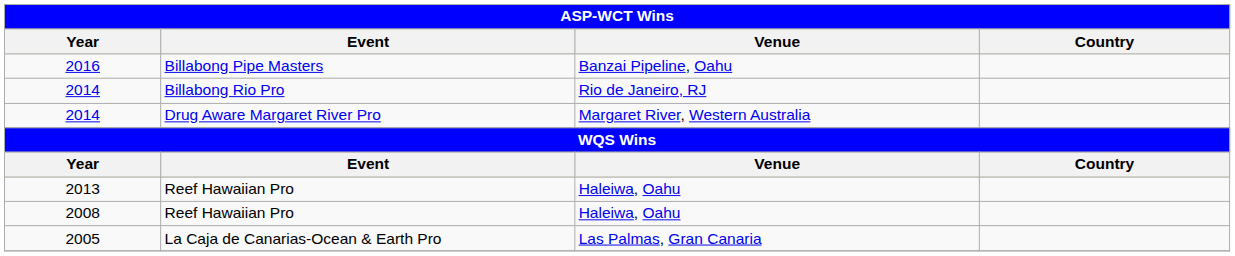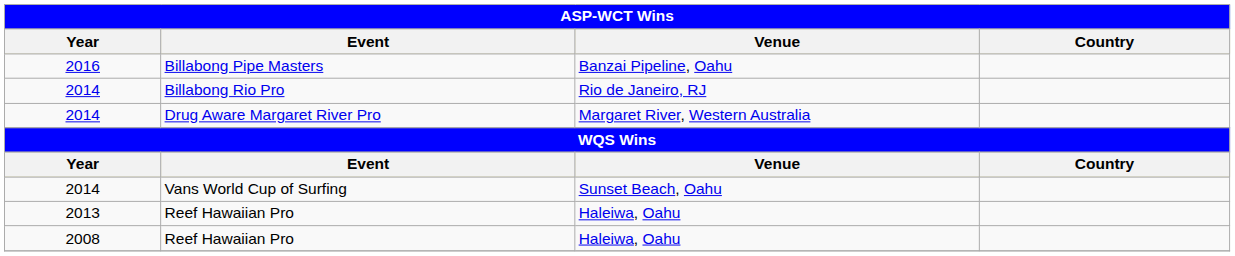+ row: (83, 189)
- row: (83, 238)
